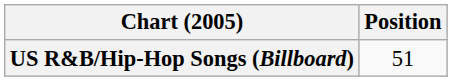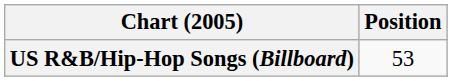(403, 57) 51 -> (403, 57) 53
